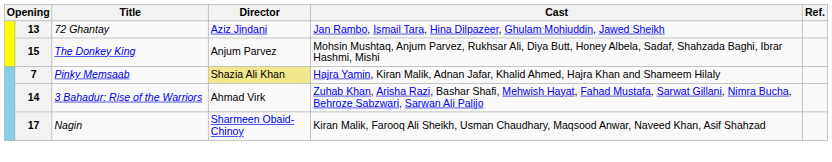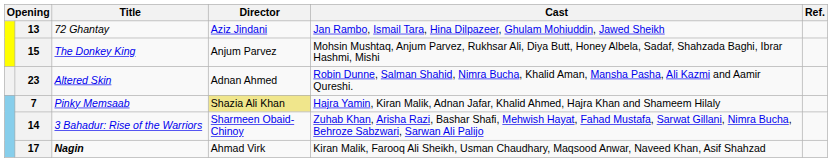+ row: (34, 80)
(238, 97) Ahmad Virk -> (253, 126) Sharmeen Obaid-Chinoy
(68, 126) normal -> (69, 148) bold
(253, 126) Sharmeen Obaid-Chinoy -> (238, 148) Ahmad Virk
